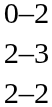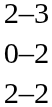rows swapped: (26, 13) <-> (26, 53)
